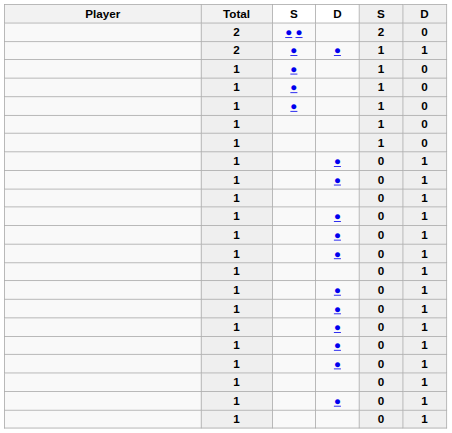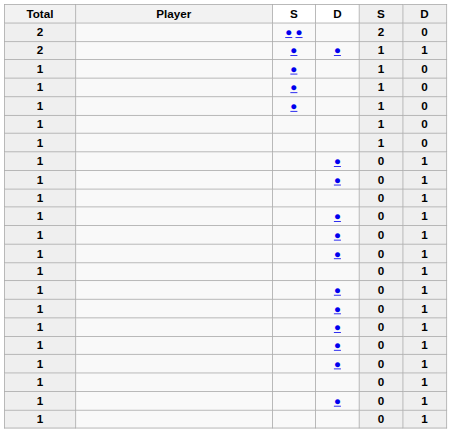columns swapped: (237, 14) <-> (103, 14)
